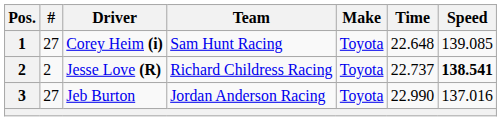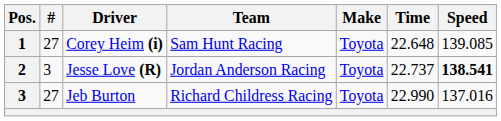(47, 69) 2 -> (47, 69) 3
(251, 69) Richard Childress Racing -> (248, 69) Jordan Anderson Racing
(248, 95) Jordan Anderson Racing -> (251, 95) Richard Childress Racing
